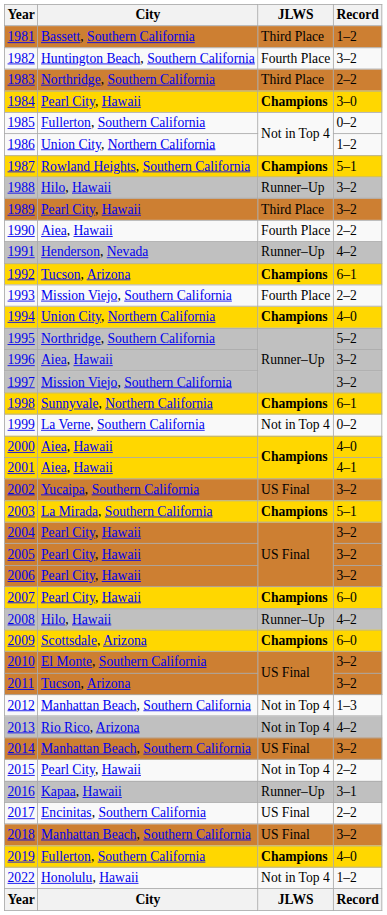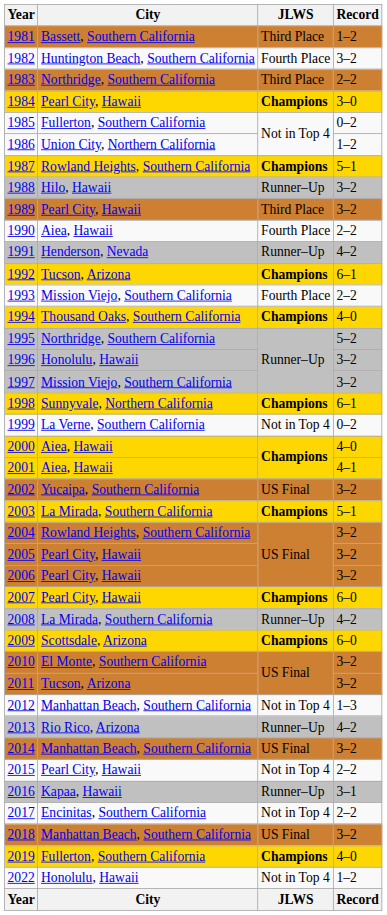(128, 317) Union City, Northern California -> (141, 317) Thousand Oaks, Southern California
(77, 360) Aiea, Hawaii -> (90, 360) Honolulu, Hawaii
(91, 532) Pearl City, Hawaii -> (146, 532) Rowland Heights, Southern California
(76, 619) Hilo, Hawaii -> (127, 619) La Mirada, Southern California
(295, 727) Not in Top 4 -> (293, 727) Runner–Up
(285, 813) US Final -> (295, 813) Not in Top 4
